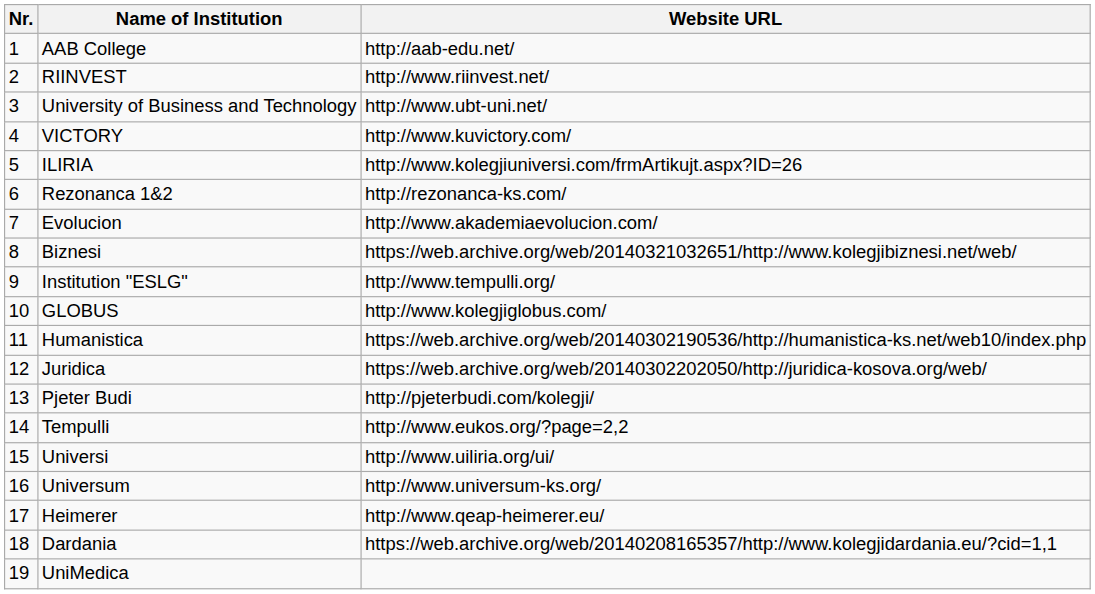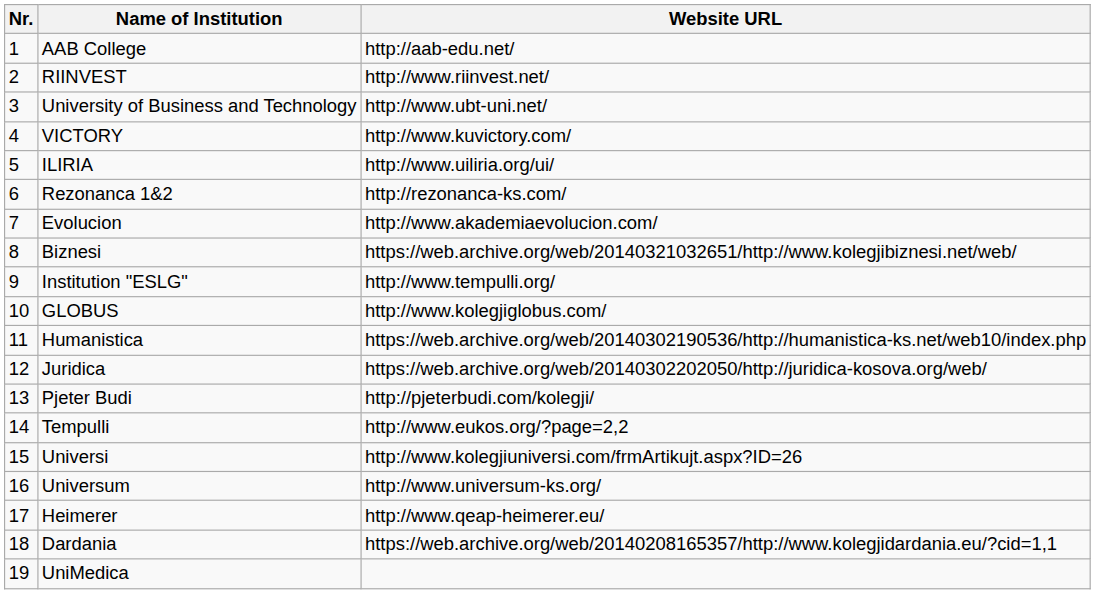(584, 164) http://www.kolegjiuniversi.com/frmArtikujt.aspx?ID=26 -> (460, 164) http://www.uiliria.org/ui/
(460, 456) http://www.uiliria.org/ui/ -> (584, 456) http://www.kolegjiuniversi.com/frmArtikujt.aspx?ID=26
